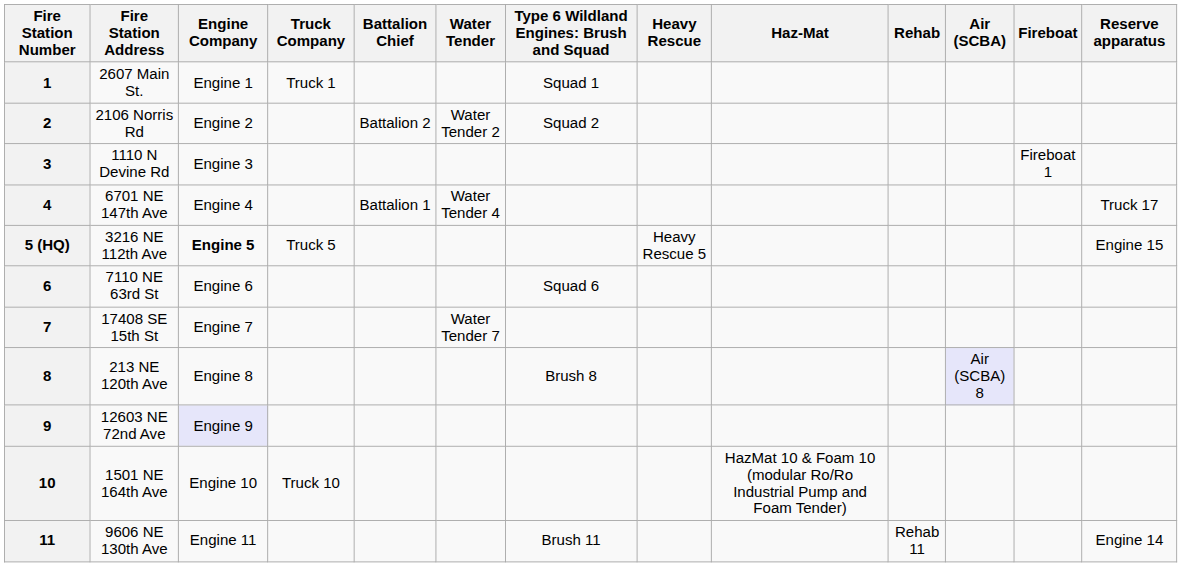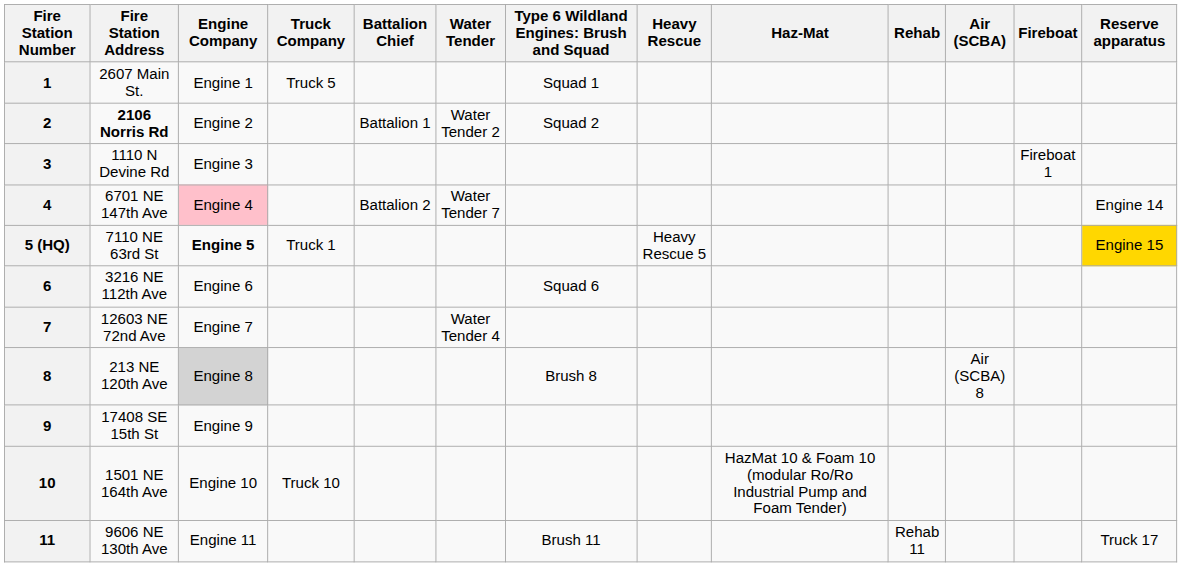(311, 82) Truck 1 -> (311, 82) Truck 5
(134, 123) normal -> (134, 123) bold
(395, 123) Battalion 2 -> (395, 123) Battalion 1
(223, 204) no background -> (223, 204) pink background
(395, 204) Battalion 1 -> (395, 204) Battalion 2
(470, 204) Water Tender 4 -> (470, 204) Water Tender 7
(1129, 204) Truck 17 -> (1129, 204) Engine 14
(134, 245) 3216 NE 112th Ave -> (134, 245) 7110 NE 63rd St
(311, 245) Truck 5 -> (311, 245) Truck 1
(1129, 245) no background -> (1129, 245) gold background
(134, 286) 7110 NE 63rd St -> (134, 286) 3216 NE 112th Ave
(134, 327) 17408 SE 15th St -> (134, 327) 12603 NE 72nd Ave
(470, 327) Water Tender 7 -> (470, 327) Water Tender 4
(223, 376) no background -> (223, 376) lightgrey background
(980, 376) lavender background -> (980, 376) no background
(134, 425) 12603 NE 72nd Ave -> (134, 425) 17408 SE 15th St
(223, 425) lavender background -> (223, 425) no background
(1129, 541) Engine 14 -> (1129, 541) Truck 17
